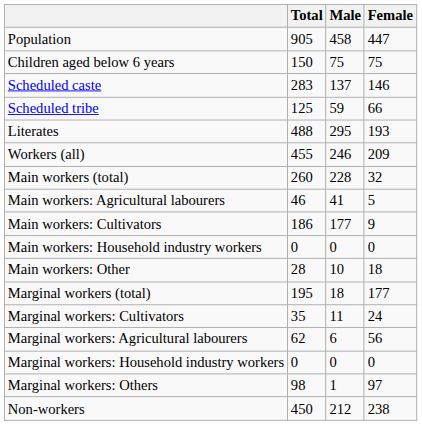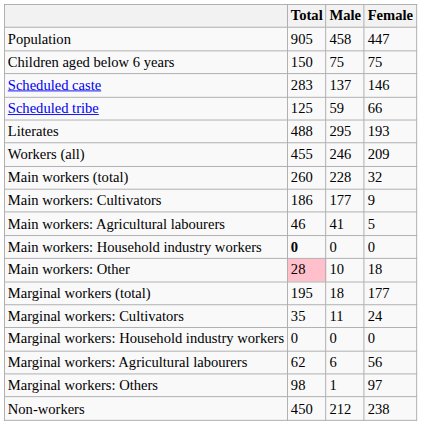rows swapped: (85, 223) <-> (116, 200)
(294, 246) normal -> (294, 246) bold
(298, 270) no background -> (298, 270) pink background
rows swapped: (128, 339) <-> (146, 362)
